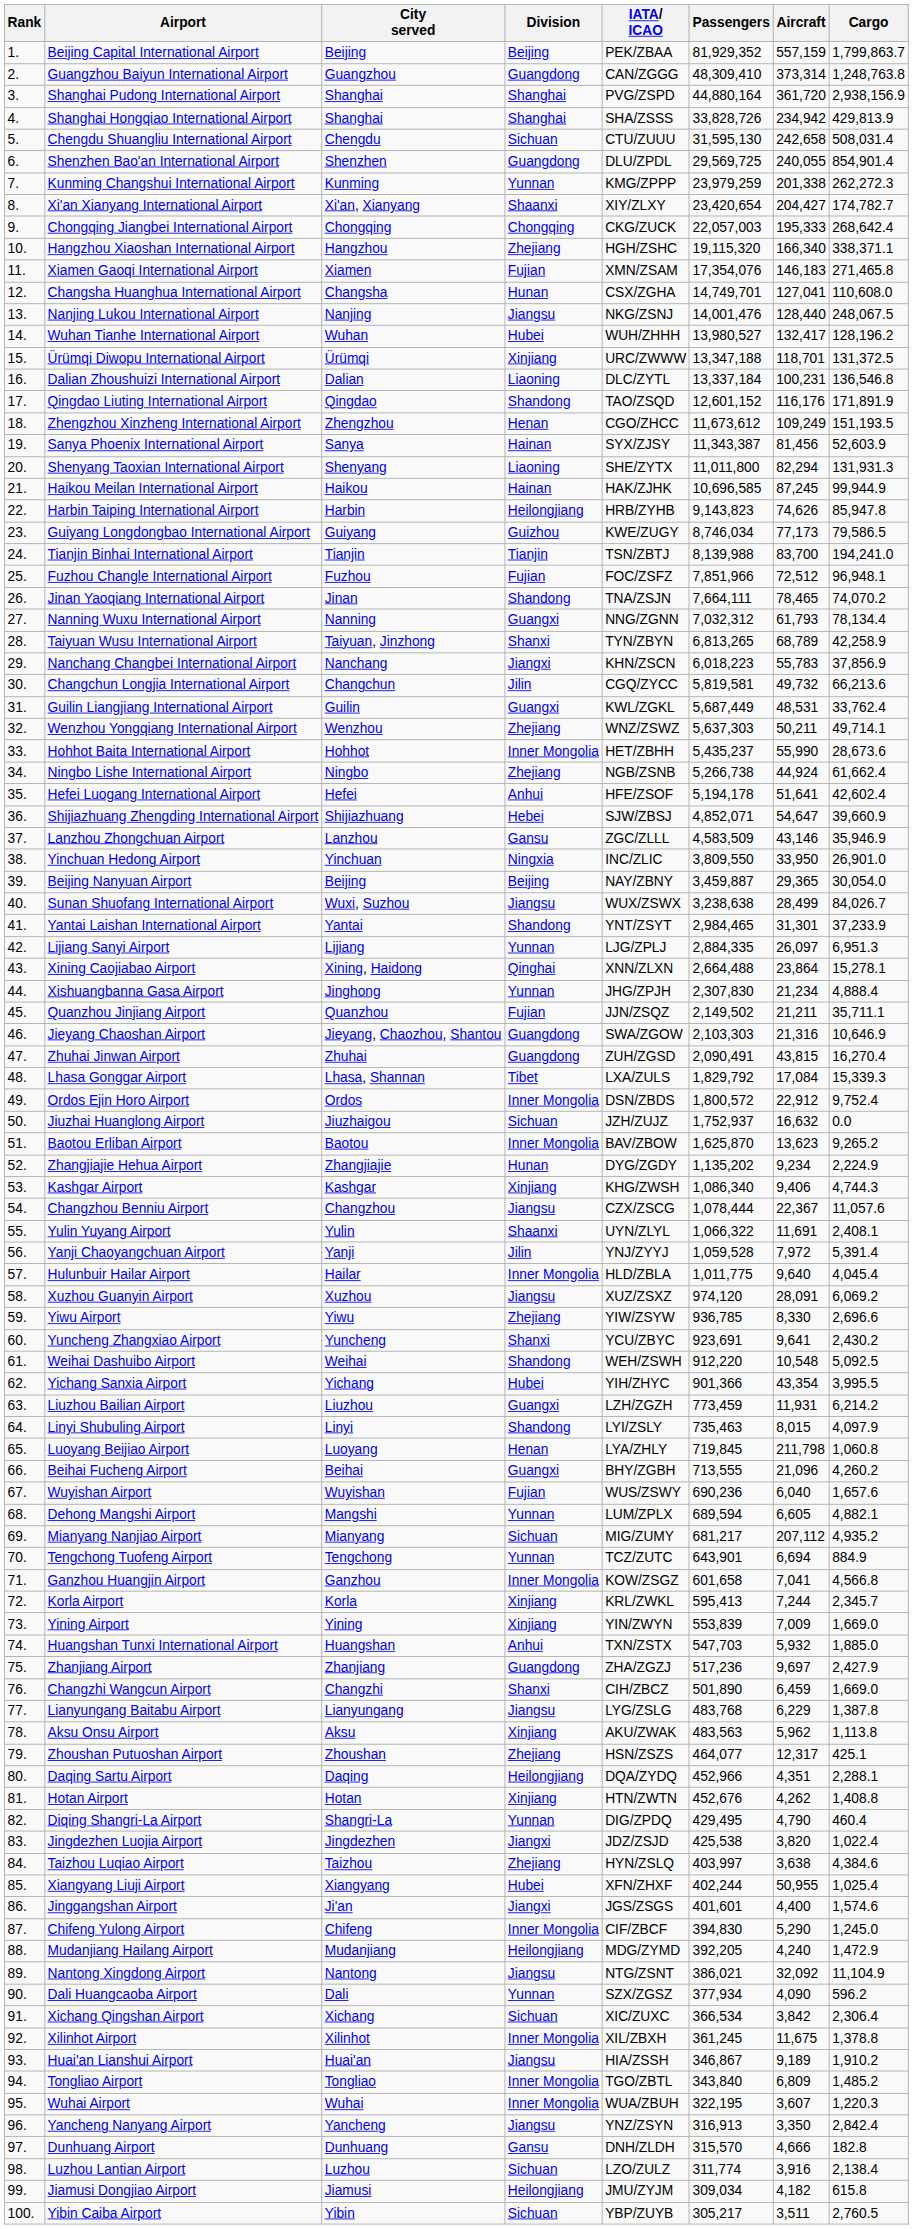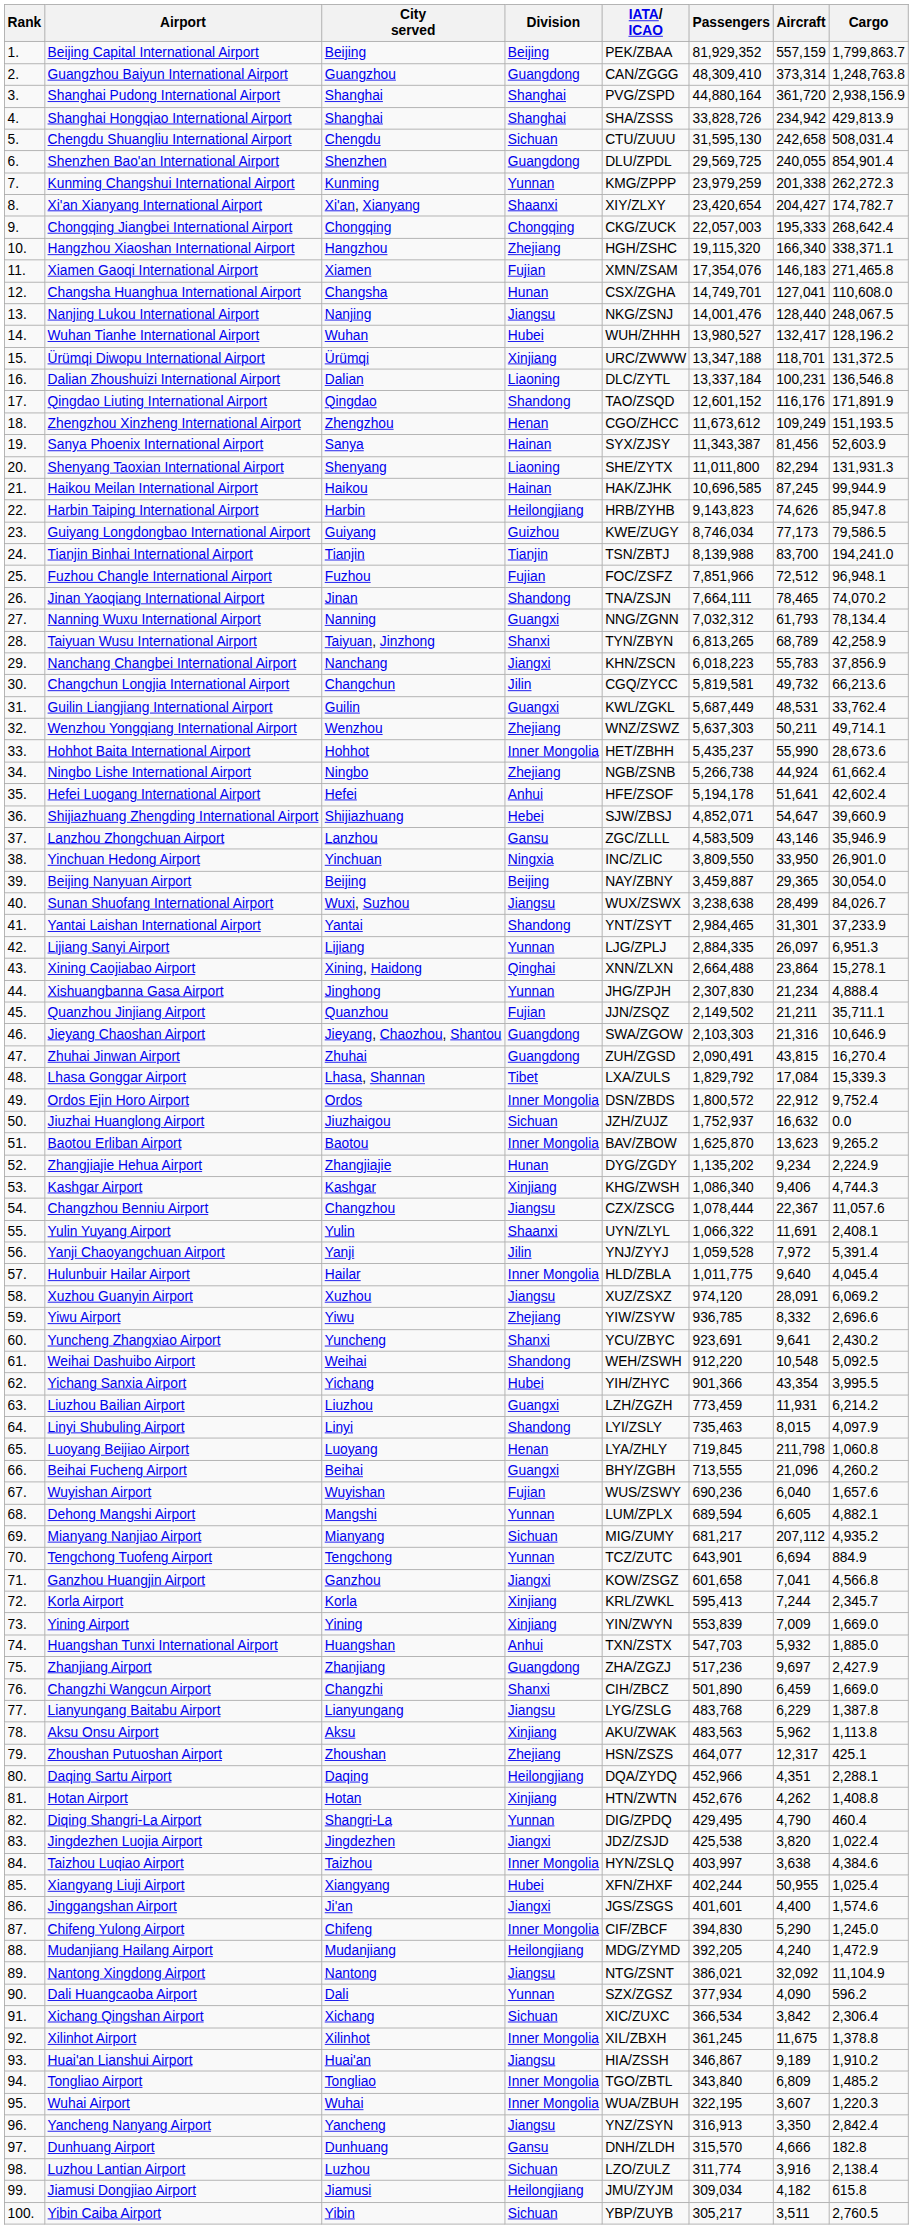(793, 1318) 8,330 -> (793, 1318) 8,332
(553, 1580) Inner Mongolia -> (529, 1580) Jiangxi
(534, 1863) Zhejiang -> (553, 1863) Inner Mongolia
